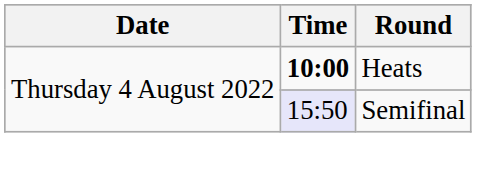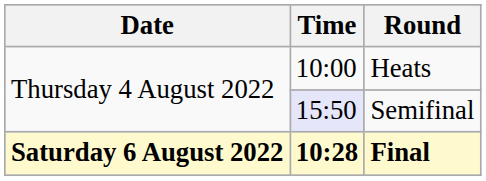(318, 68) bold -> (326, 68) normal
+ row: (400, 152)
